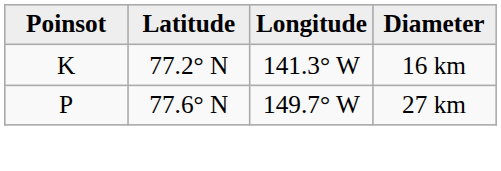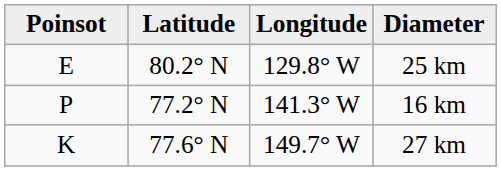+ row: (434, 64)
(66, 64) K -> (66, 104) P
(66, 104) P -> (66, 144) K
